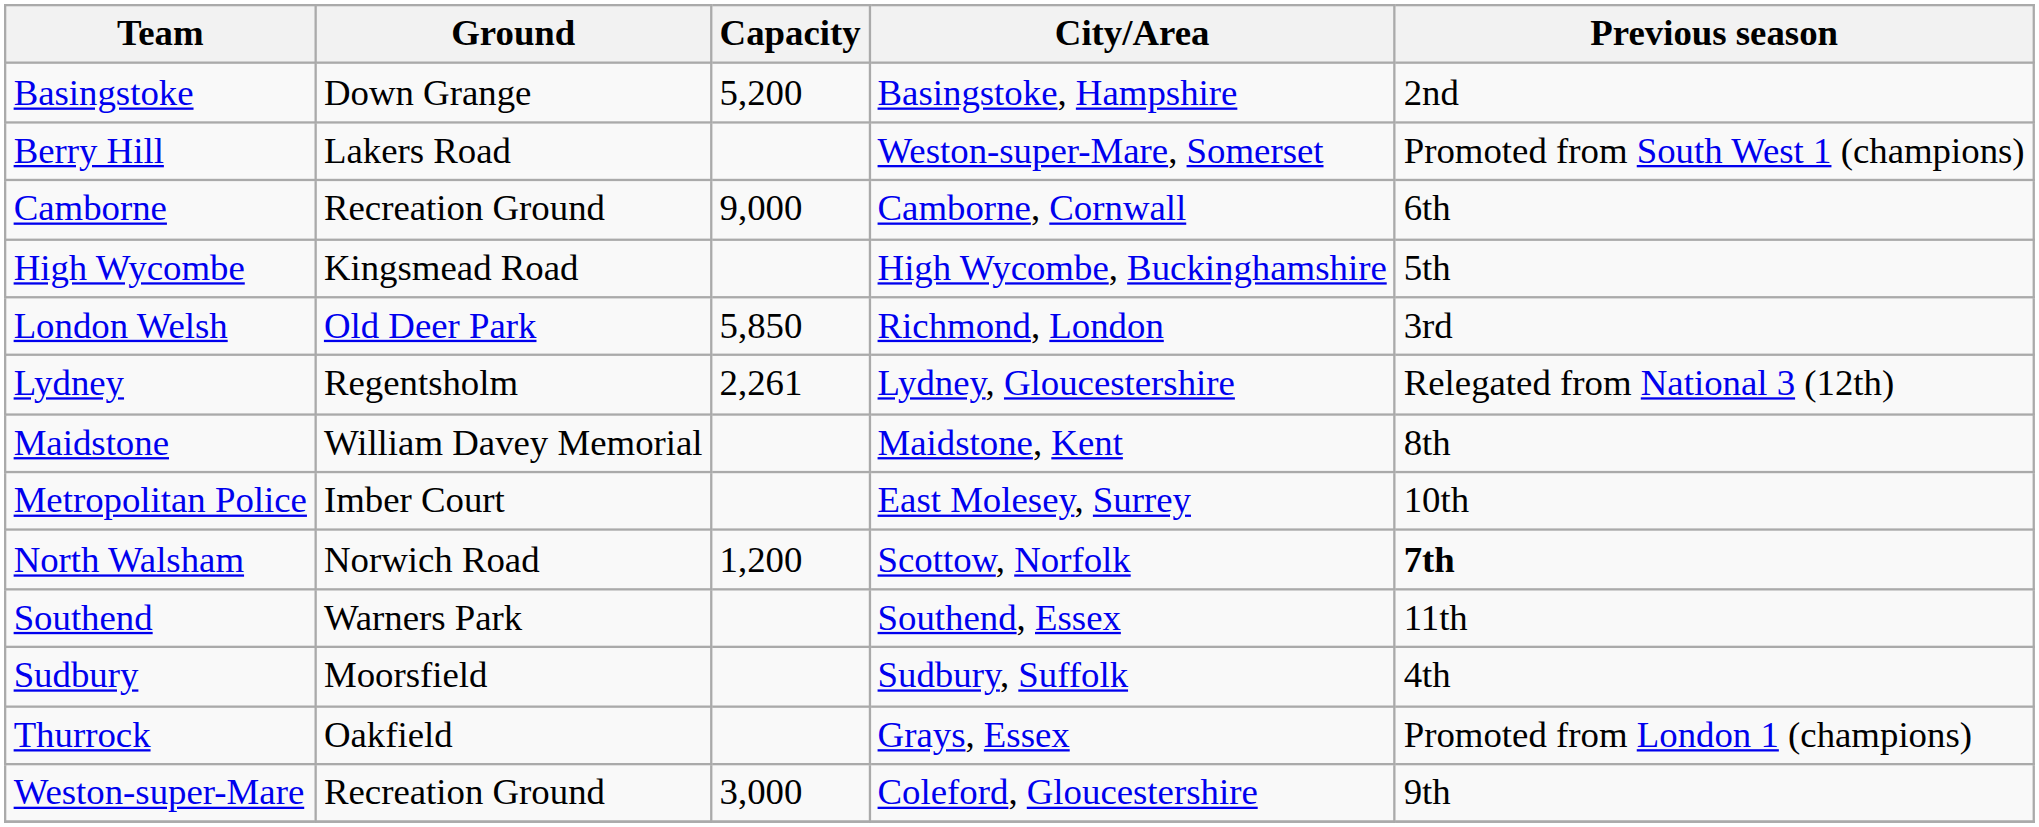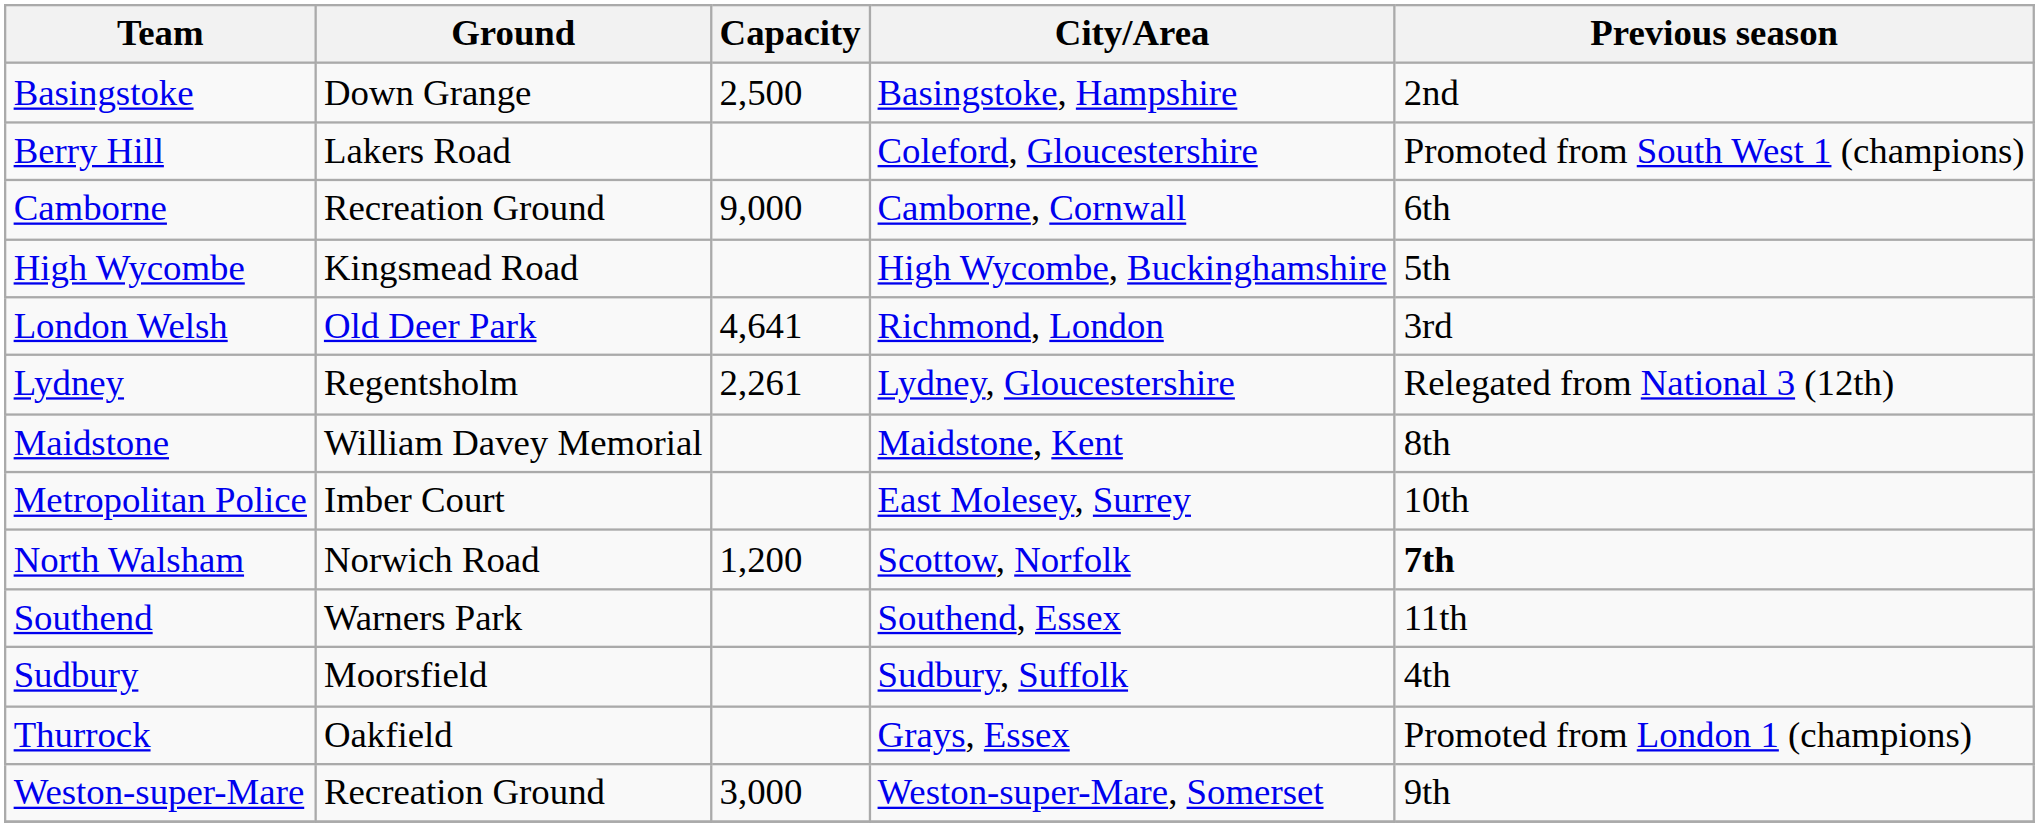(761, 92) 5,200 -> (761, 92) 2,500
(1101, 150) Weston-super-Mare, Somerset -> (1068, 150) Coleford, Gloucestershire
(761, 325) 5,850 -> (761, 325) 4,641
(1068, 792) Coleford, Gloucestershire -> (1101, 792) Weston-super-Mare, Somerset
